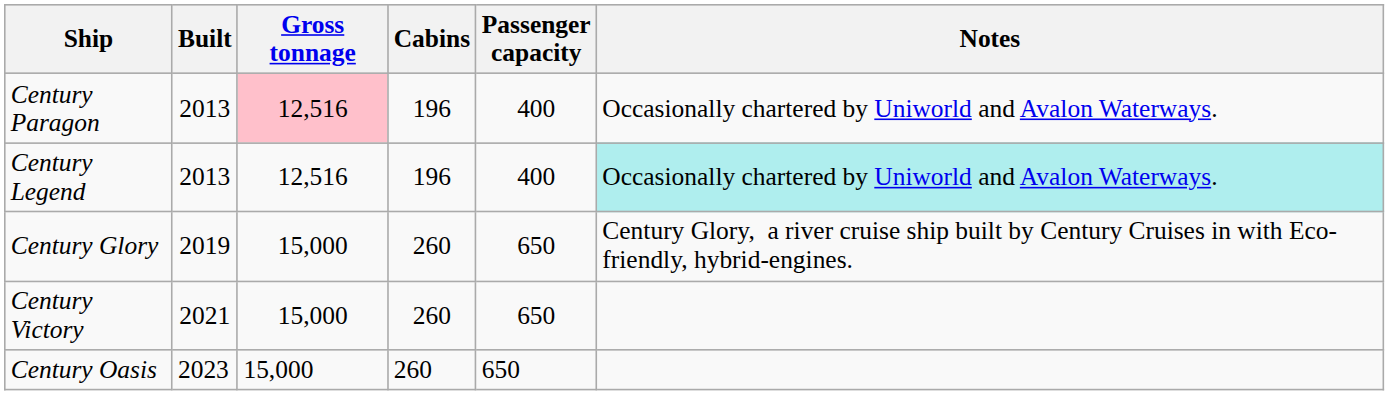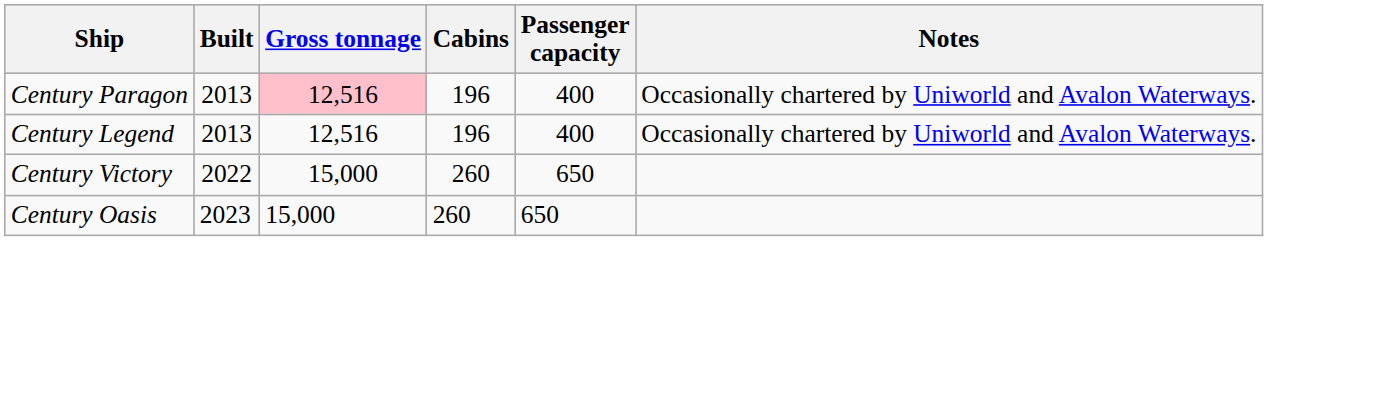(910, 176) paleturquoise background -> (949, 133) no background
- row: (84, 245)
(205, 314) 2021 -> (227, 174) 2022
